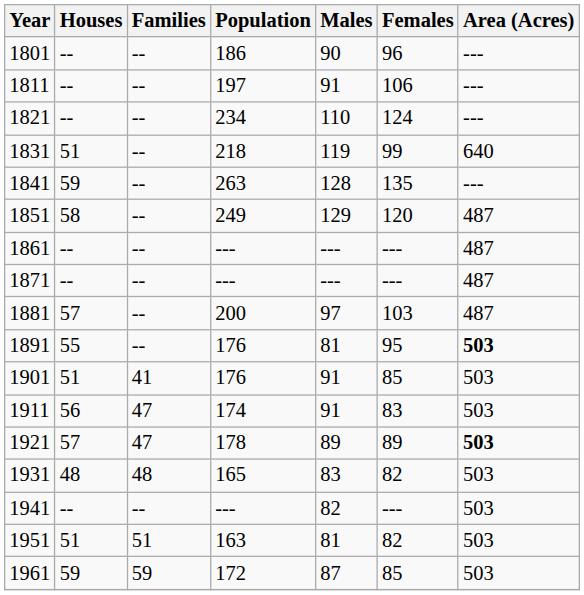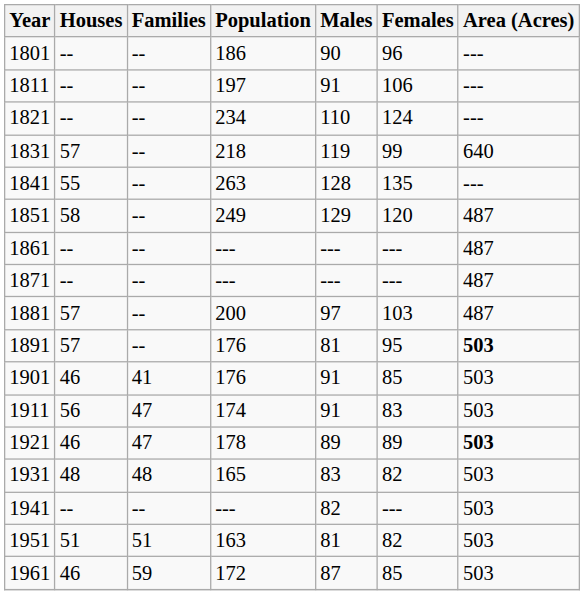(70, 150) 51 -> (70, 150) 57
(70, 183) 59 -> (70, 183) 55
(70, 345) 55 -> (70, 345) 57
(70, 378) 51 -> (70, 378) 46
(70, 442) 57 -> (70, 442) 46
(70, 572) 59 -> (70, 572) 46
